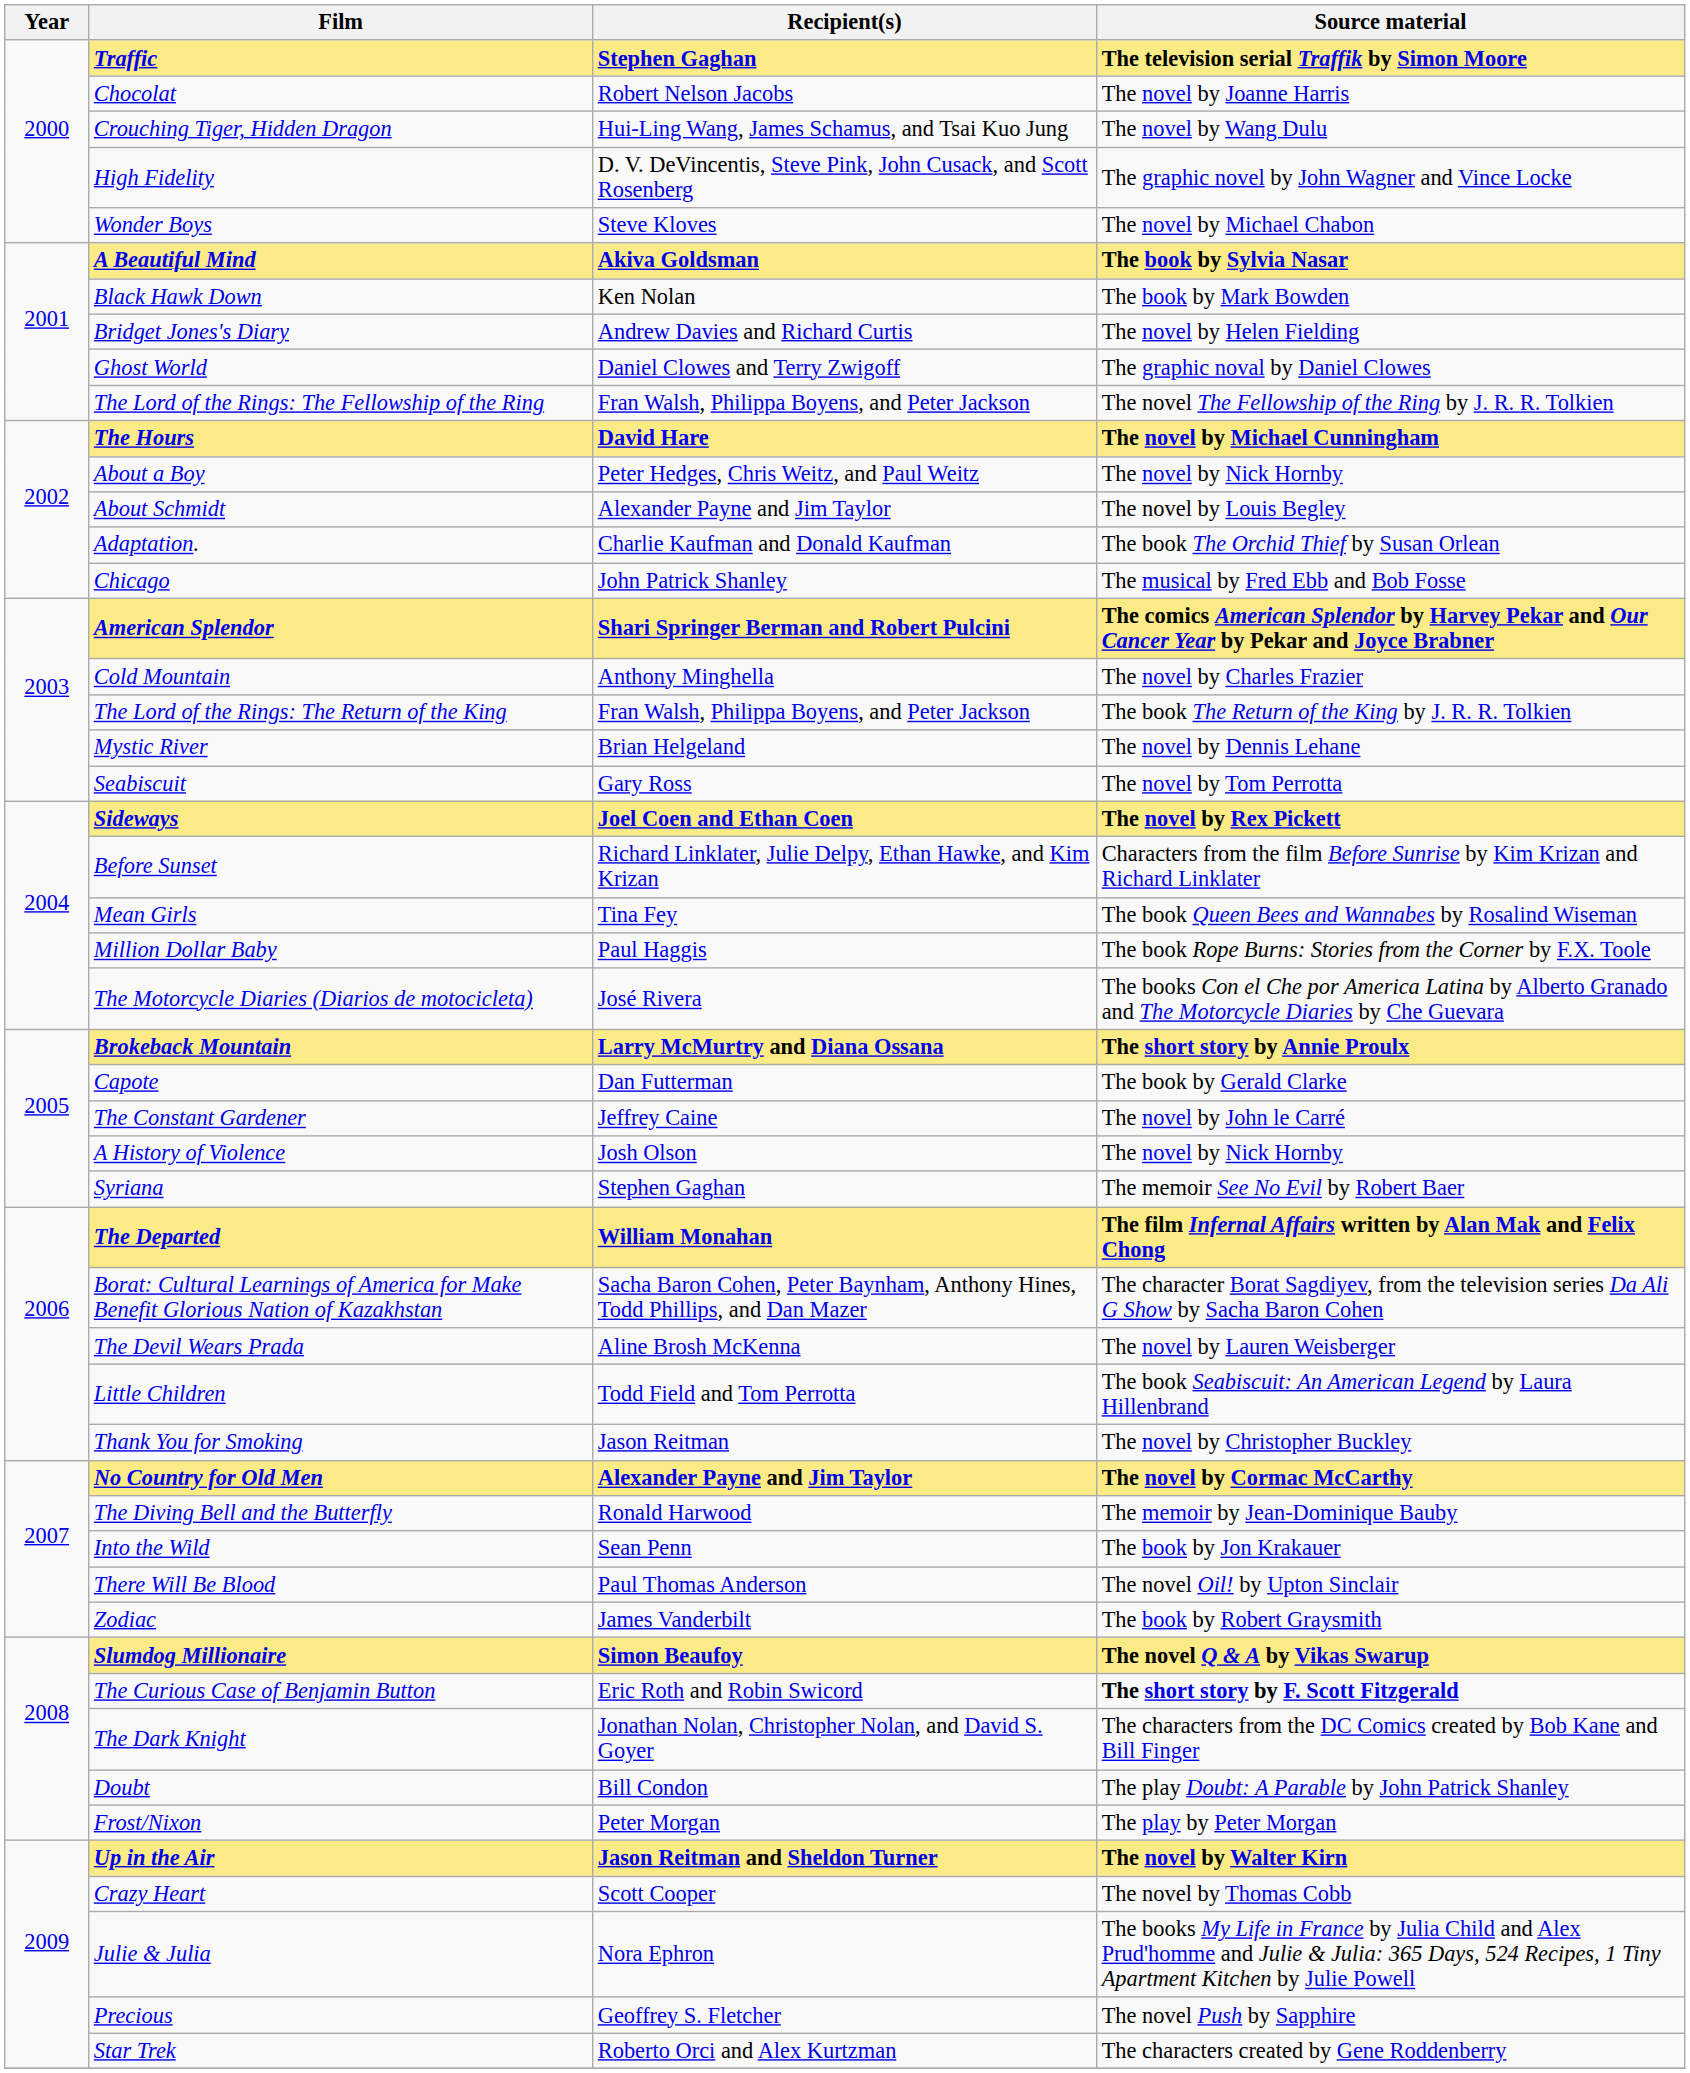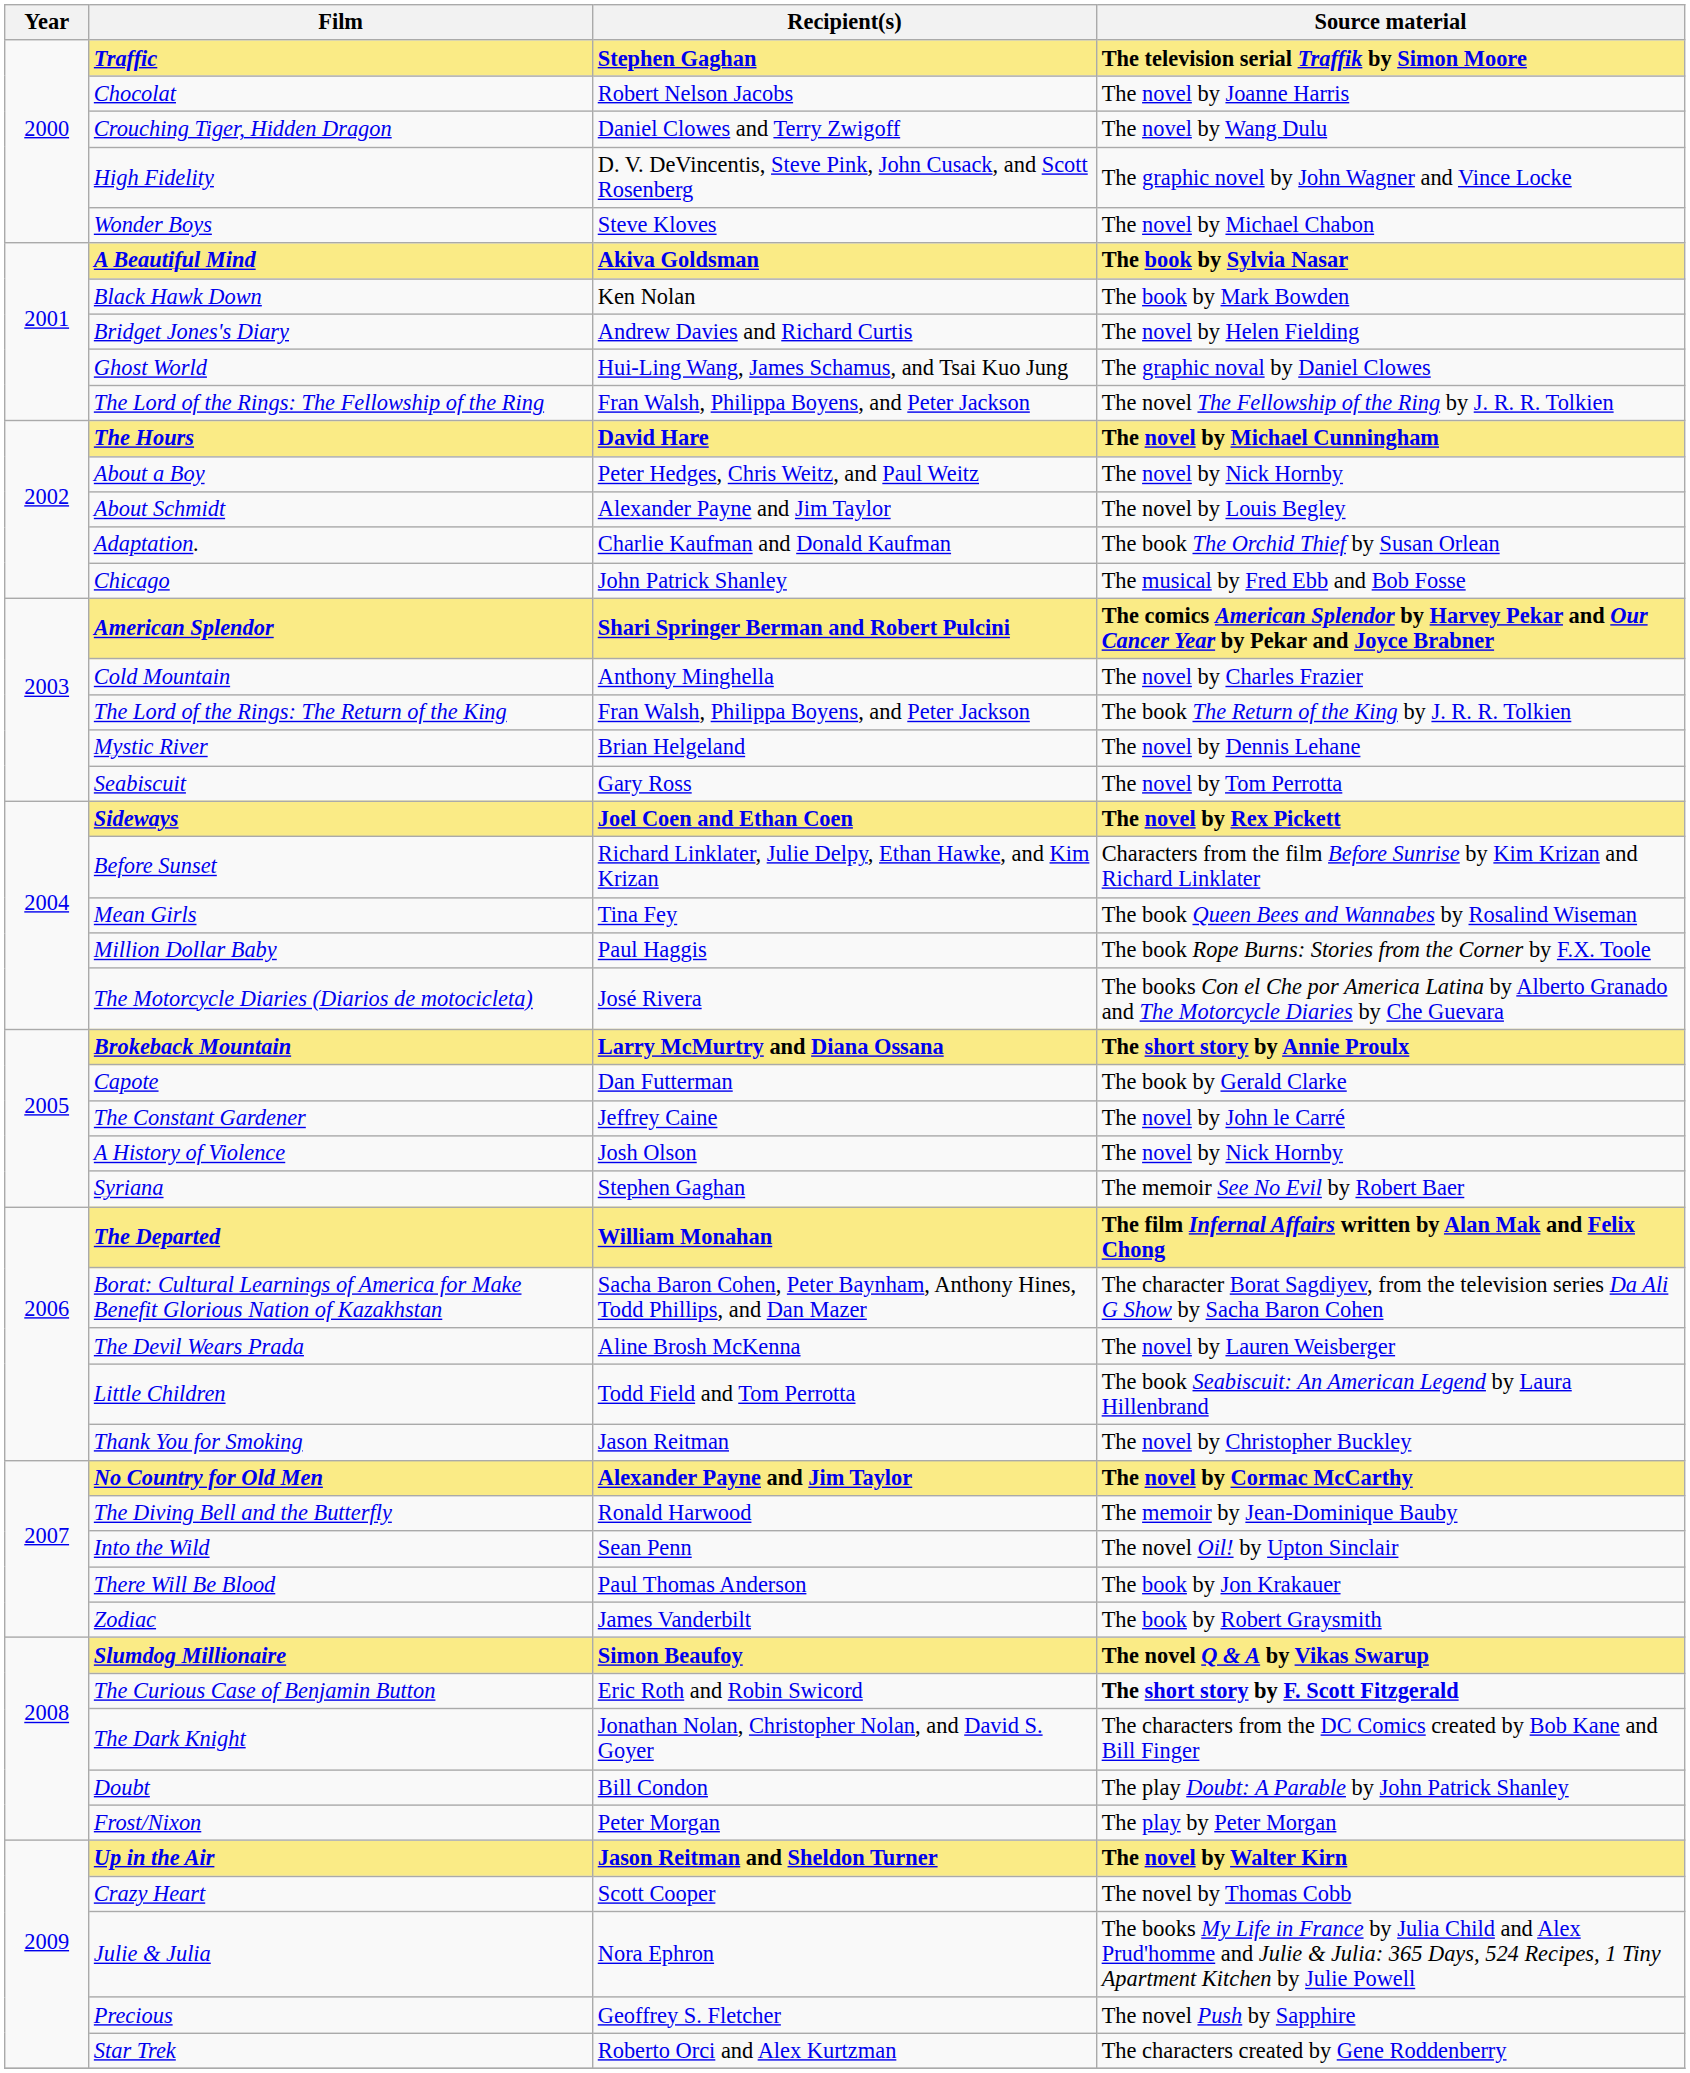(833, 128) Hui-Ling Wang, James Schamus, and Tsai Kuo Jung -> (749, 128) Daniel Clowes and Terry Zwigoff
(749, 367) Daniel Clowes and Terry Zwigoff -> (833, 367) Hui-Ling Wang, James Schamus, and Tsai Kuo Jung
(1221, 1548) The book by Jon Krakauer -> (1250, 1548) The novel Oil! by Upton Sinclair
(1250, 1584) The novel Oil! by Upton Sinclair -> (1221, 1584) The book by Jon Krakauer
